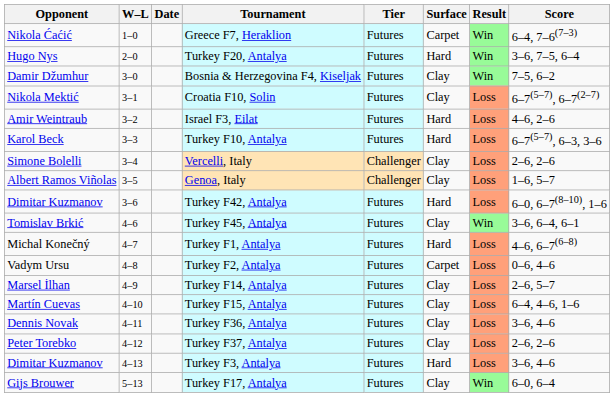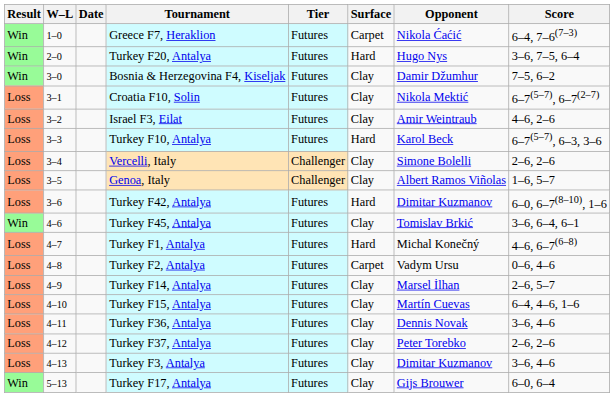columns swapped: (489, 14) <-> (62, 14)
(439, 118) Hard -> (362, 118) Clay
(439, 363) Hard -> (362, 363) Clay
